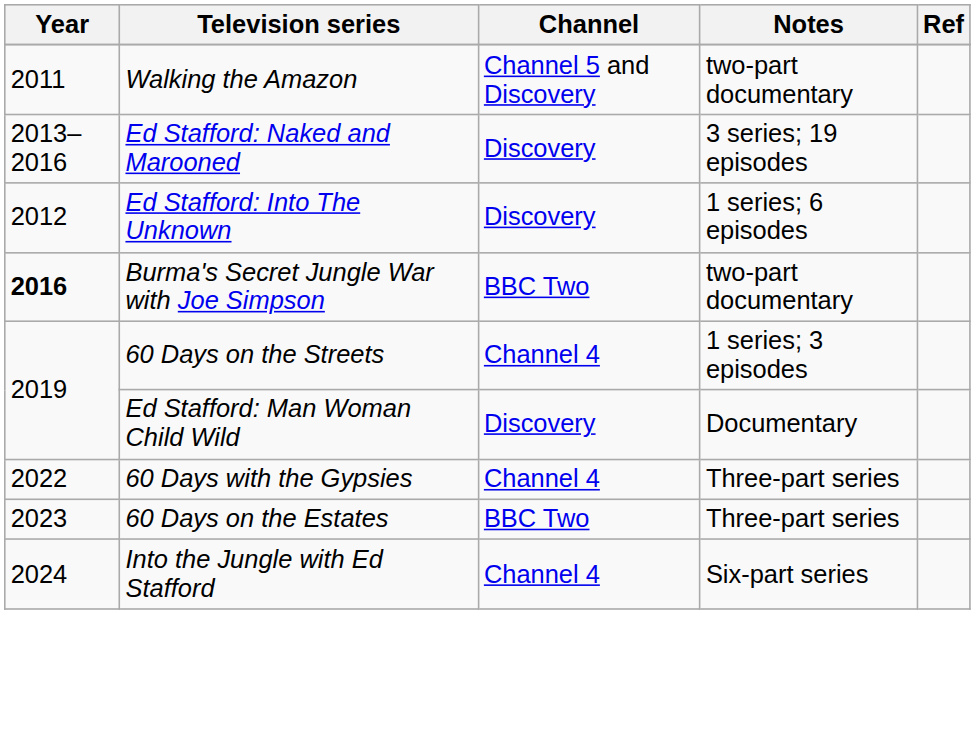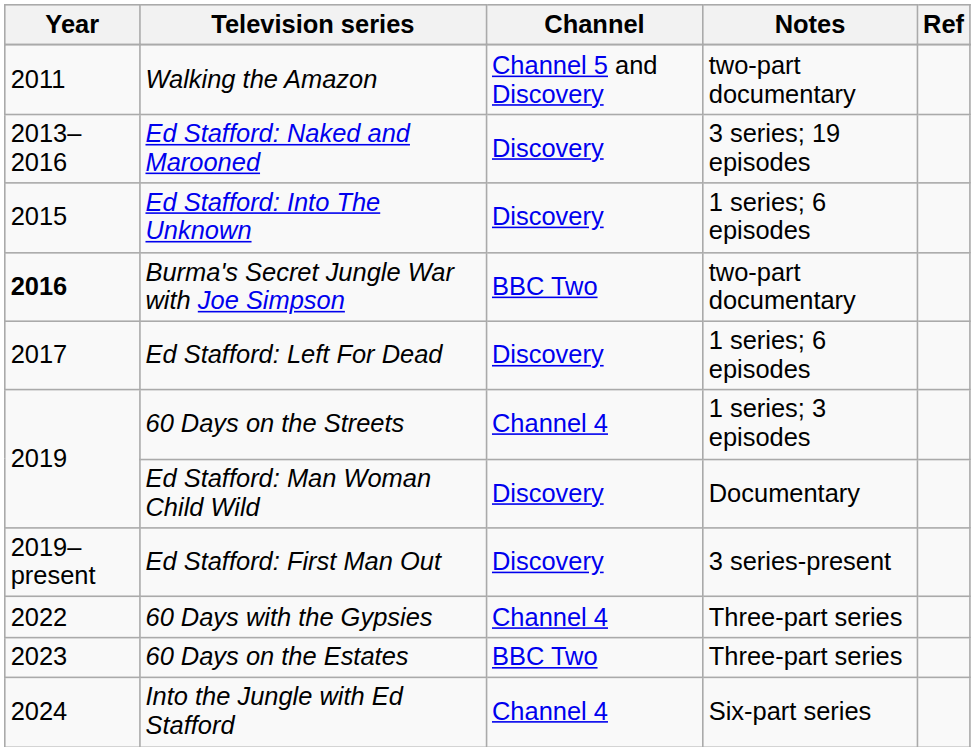(39, 217) 2012 -> (39, 217) 2015
+ row: (294, 355)
+ row: (293, 562)
